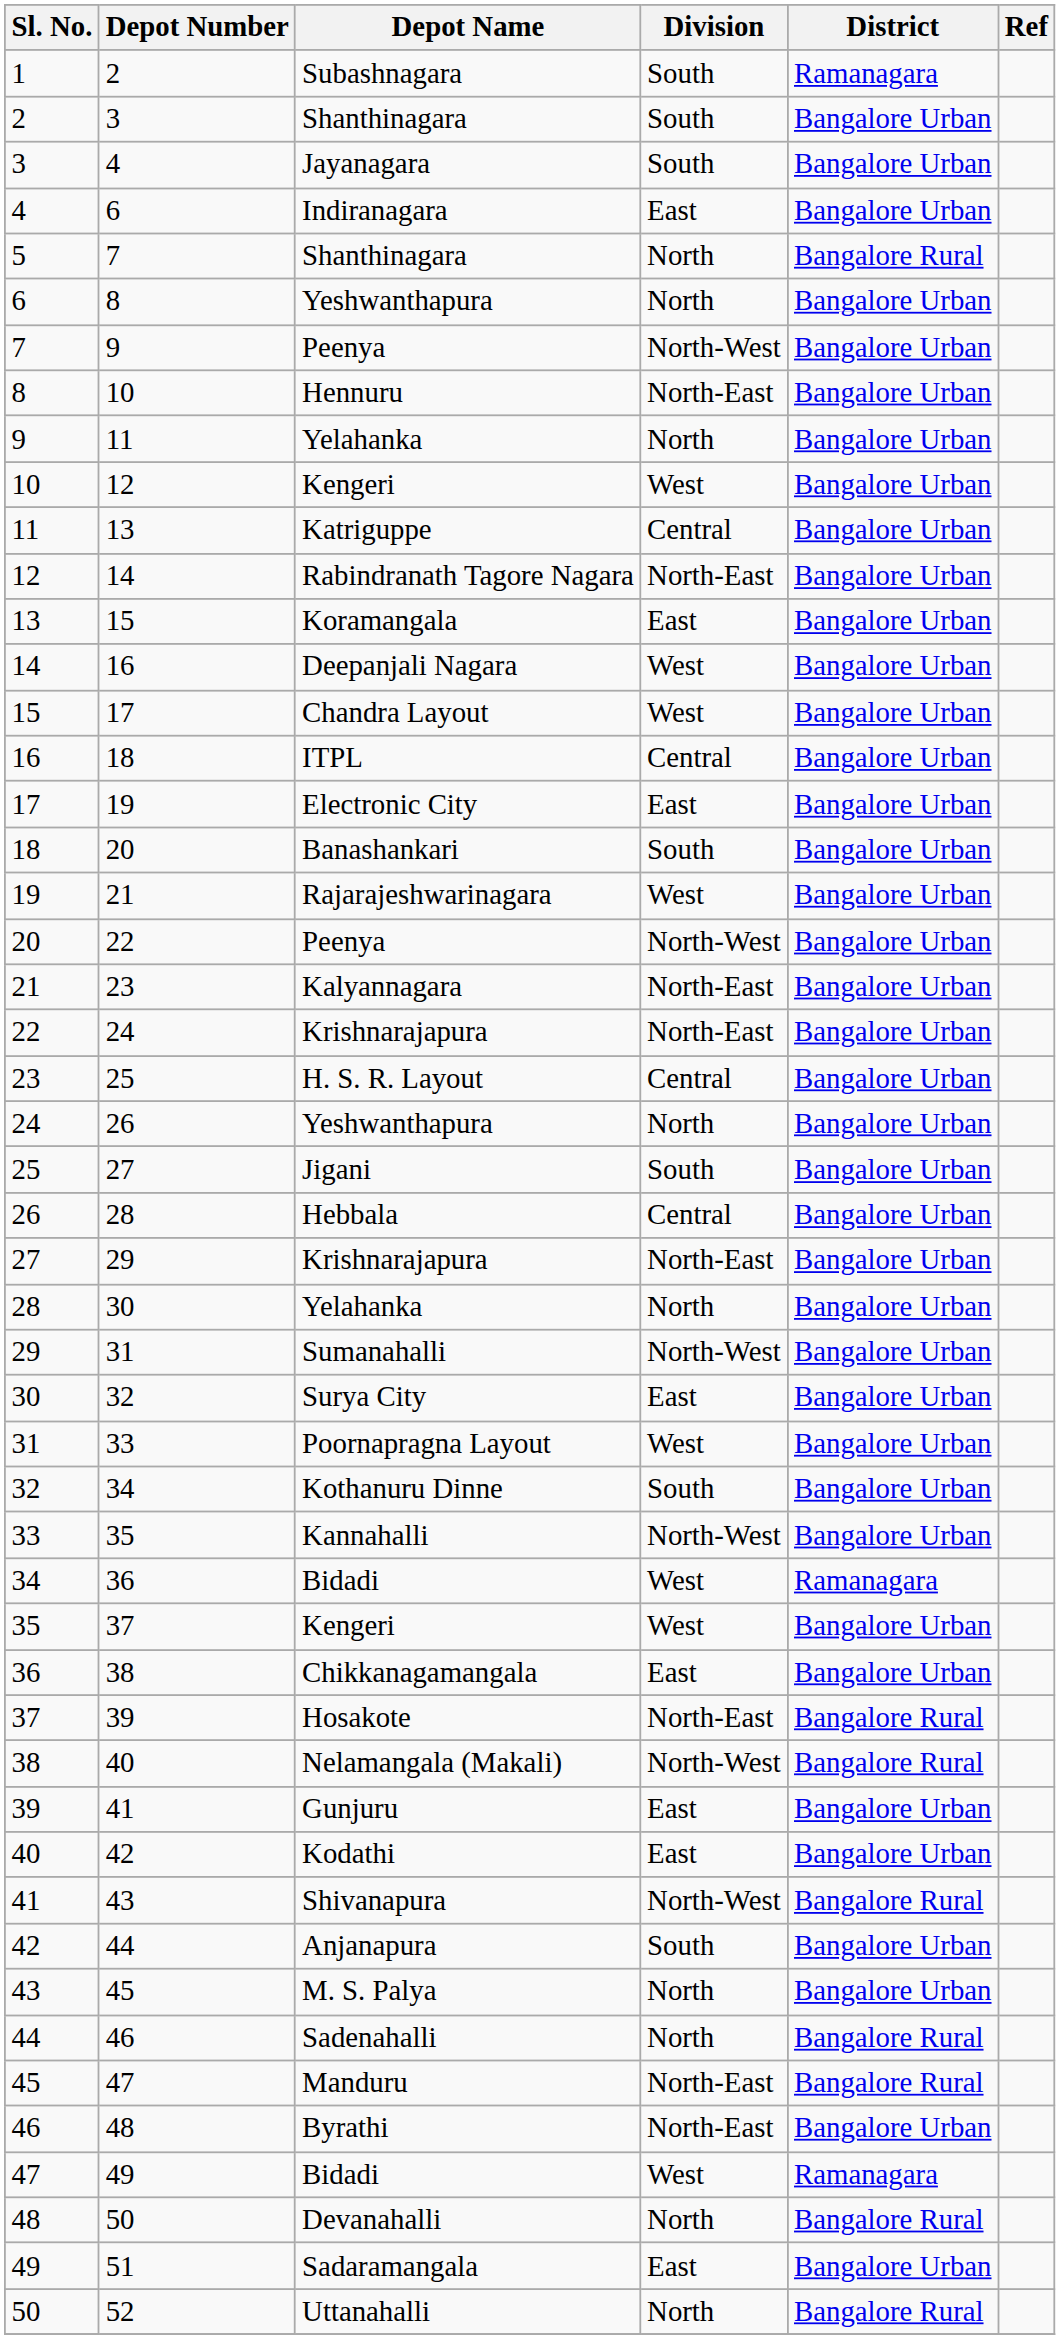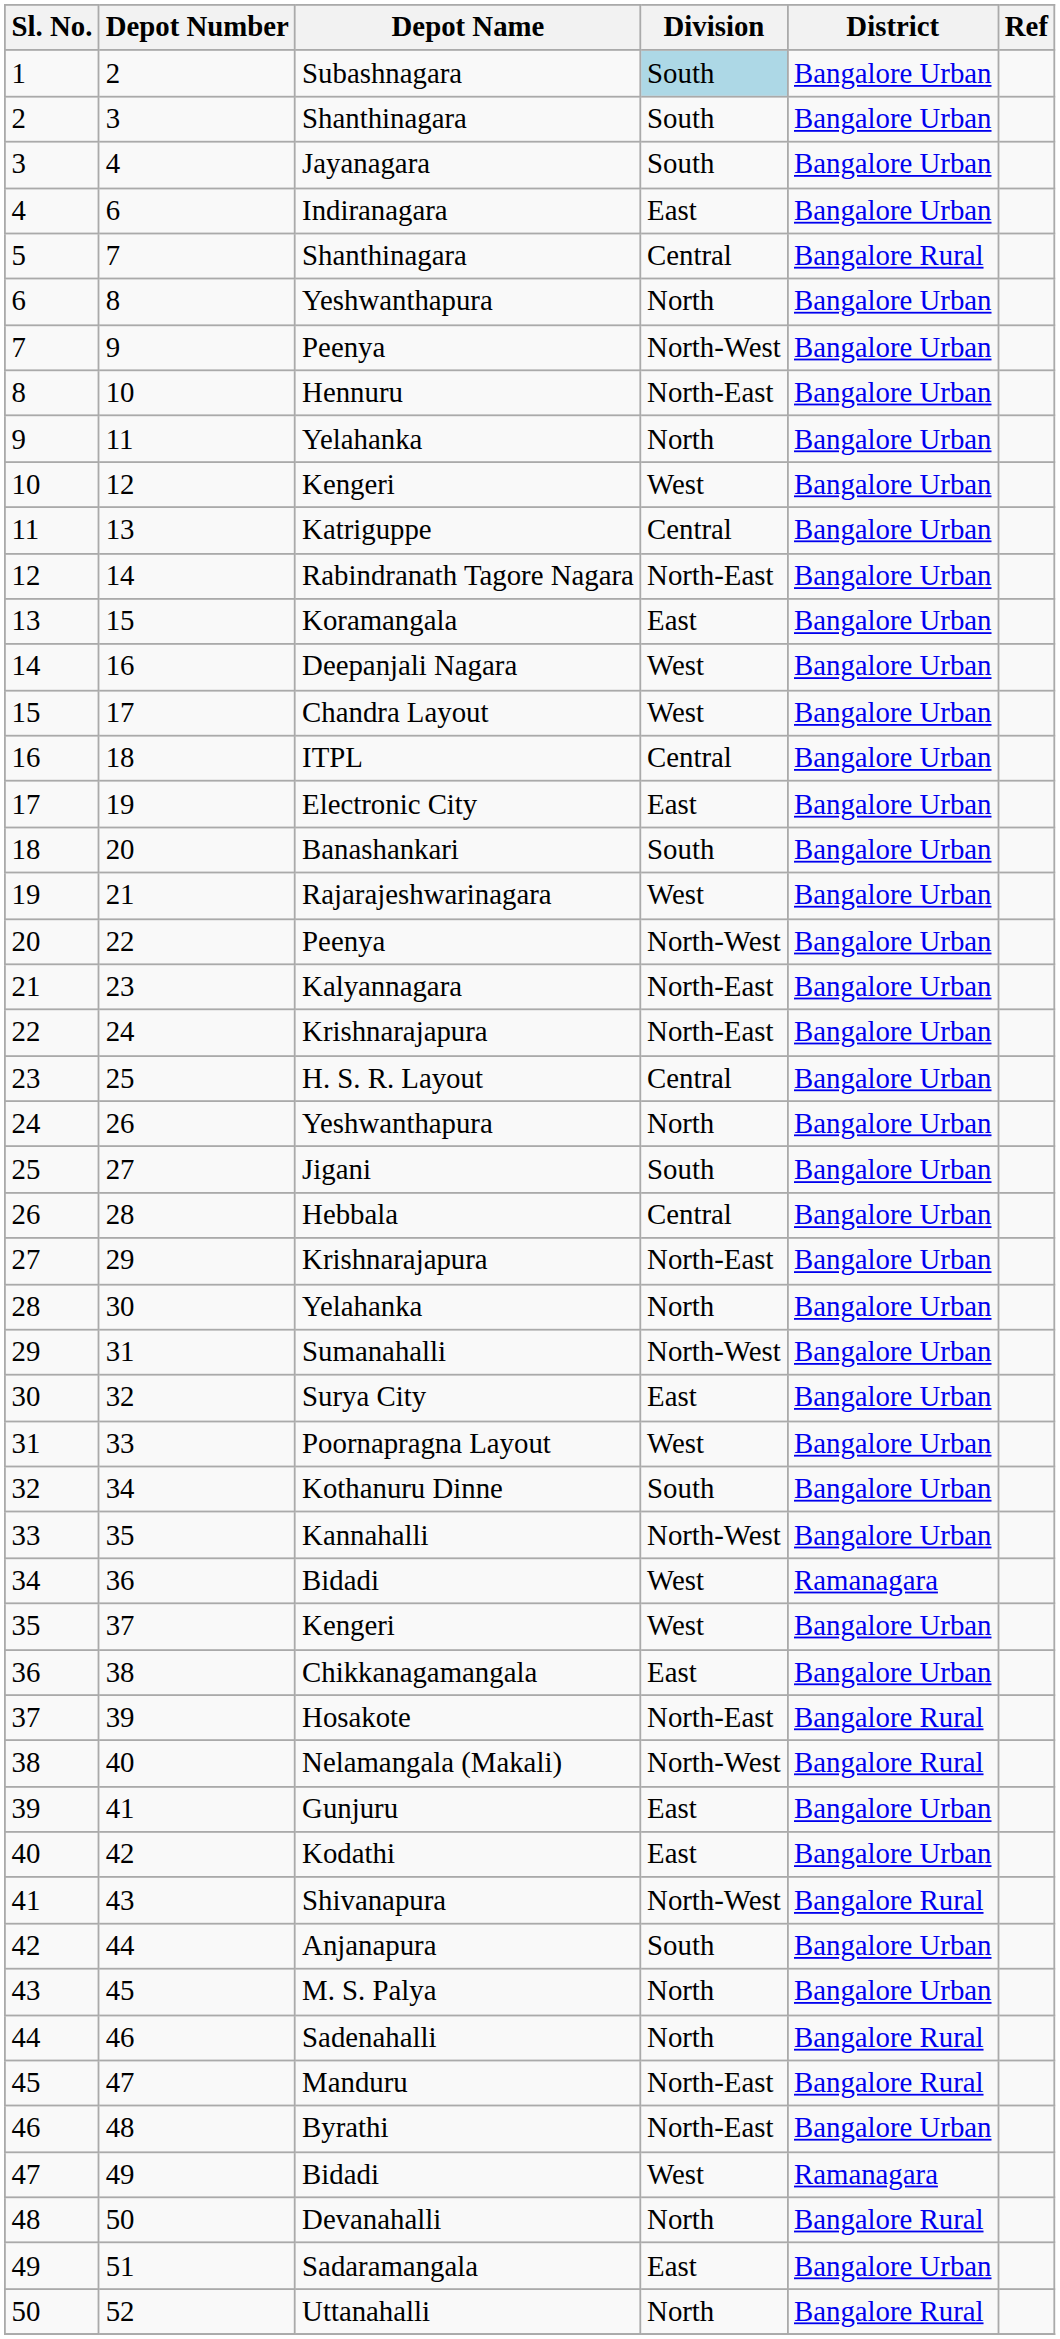(681, 73) no background -> (681, 73) lightblue background
(866, 73) Ramanagara -> (893, 73) Bangalore Urban
(681, 255) North -> (689, 255) Central
